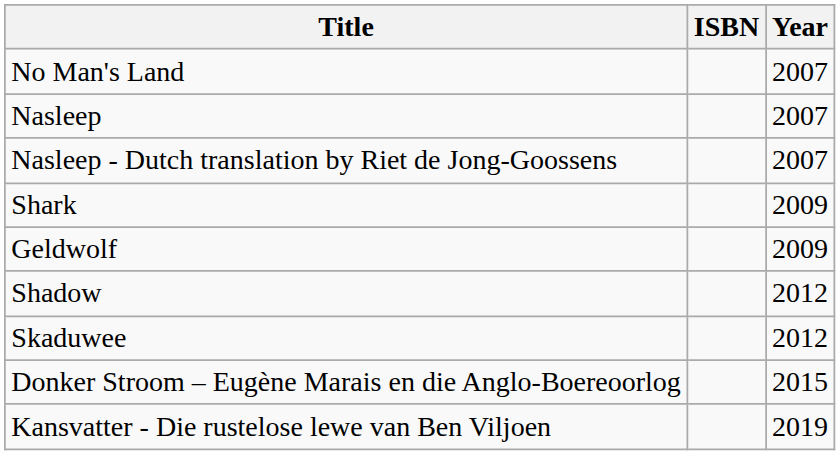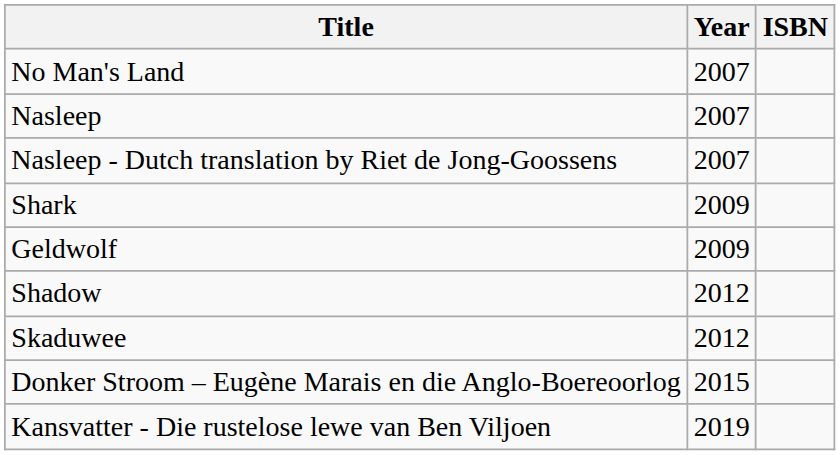columns swapped: (800, 26) <-> (726, 26)
